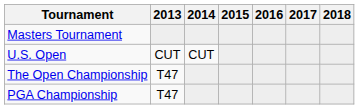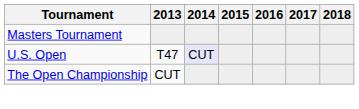(167, 55) CUT -> (167, 55) T47
(201, 55) no background -> (201, 55) lavender background
(167, 75) T47 -> (167, 75) CUT
- row: (62, 94)
